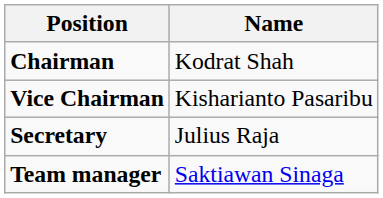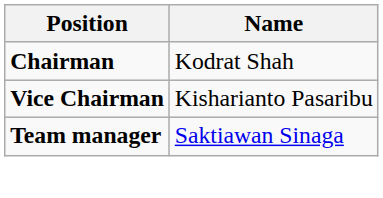- row: (59, 135)
